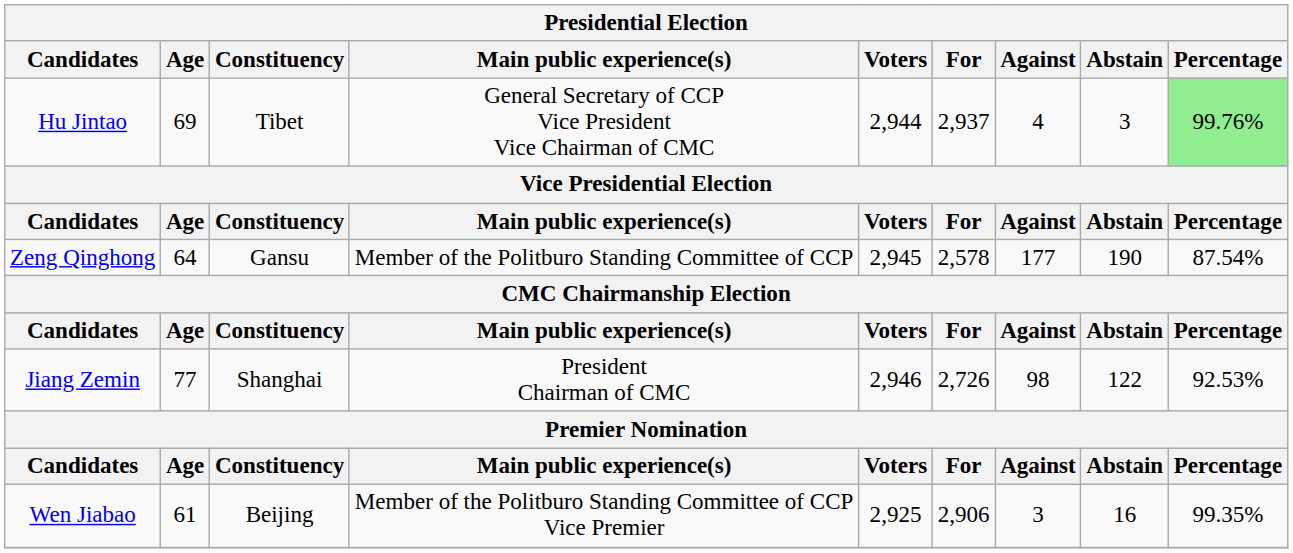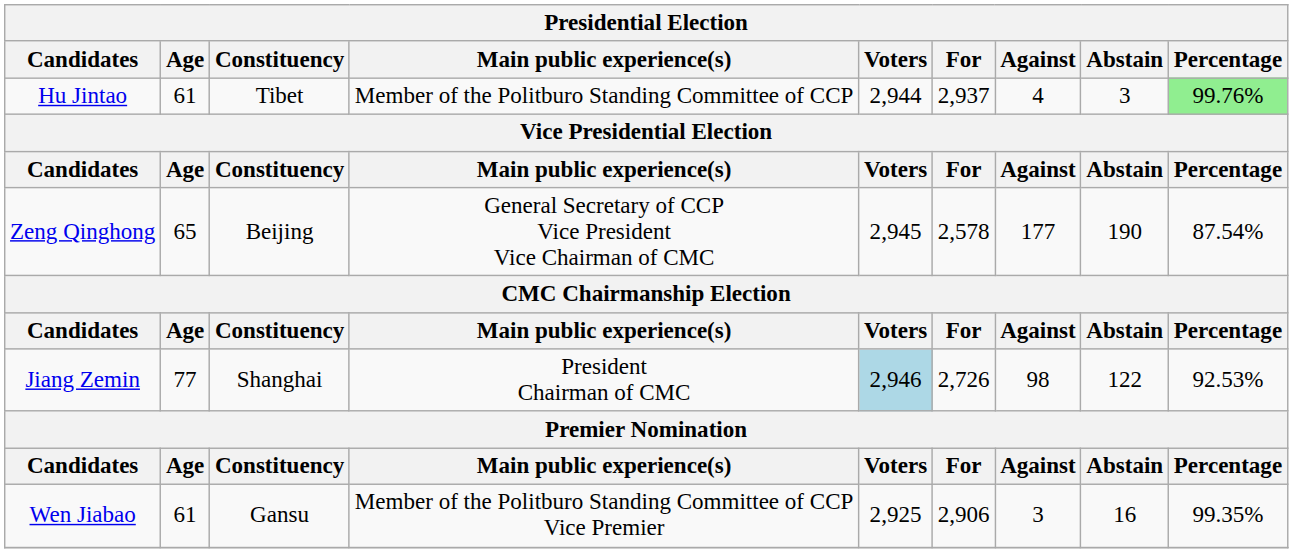(185, 121) 69 -> (185, 95) 61
(604, 121) General Secretary of CCP Vice President Vice Chairman of CMC -> (604, 95) Member of the Politburo Standing Committee of CCP
(185, 257) 64 -> (185, 231) 65
(280, 257) Gansu -> (280, 231) Beijing
(604, 257) Member of the Politburo Standing Committee of CCP -> (604, 231) General Secretary of CCP Vice President Vice Chairman of CMC
(896, 379) no background -> (896, 379) lightblue background
(280, 515) Beijing -> (280, 515) Gansu
